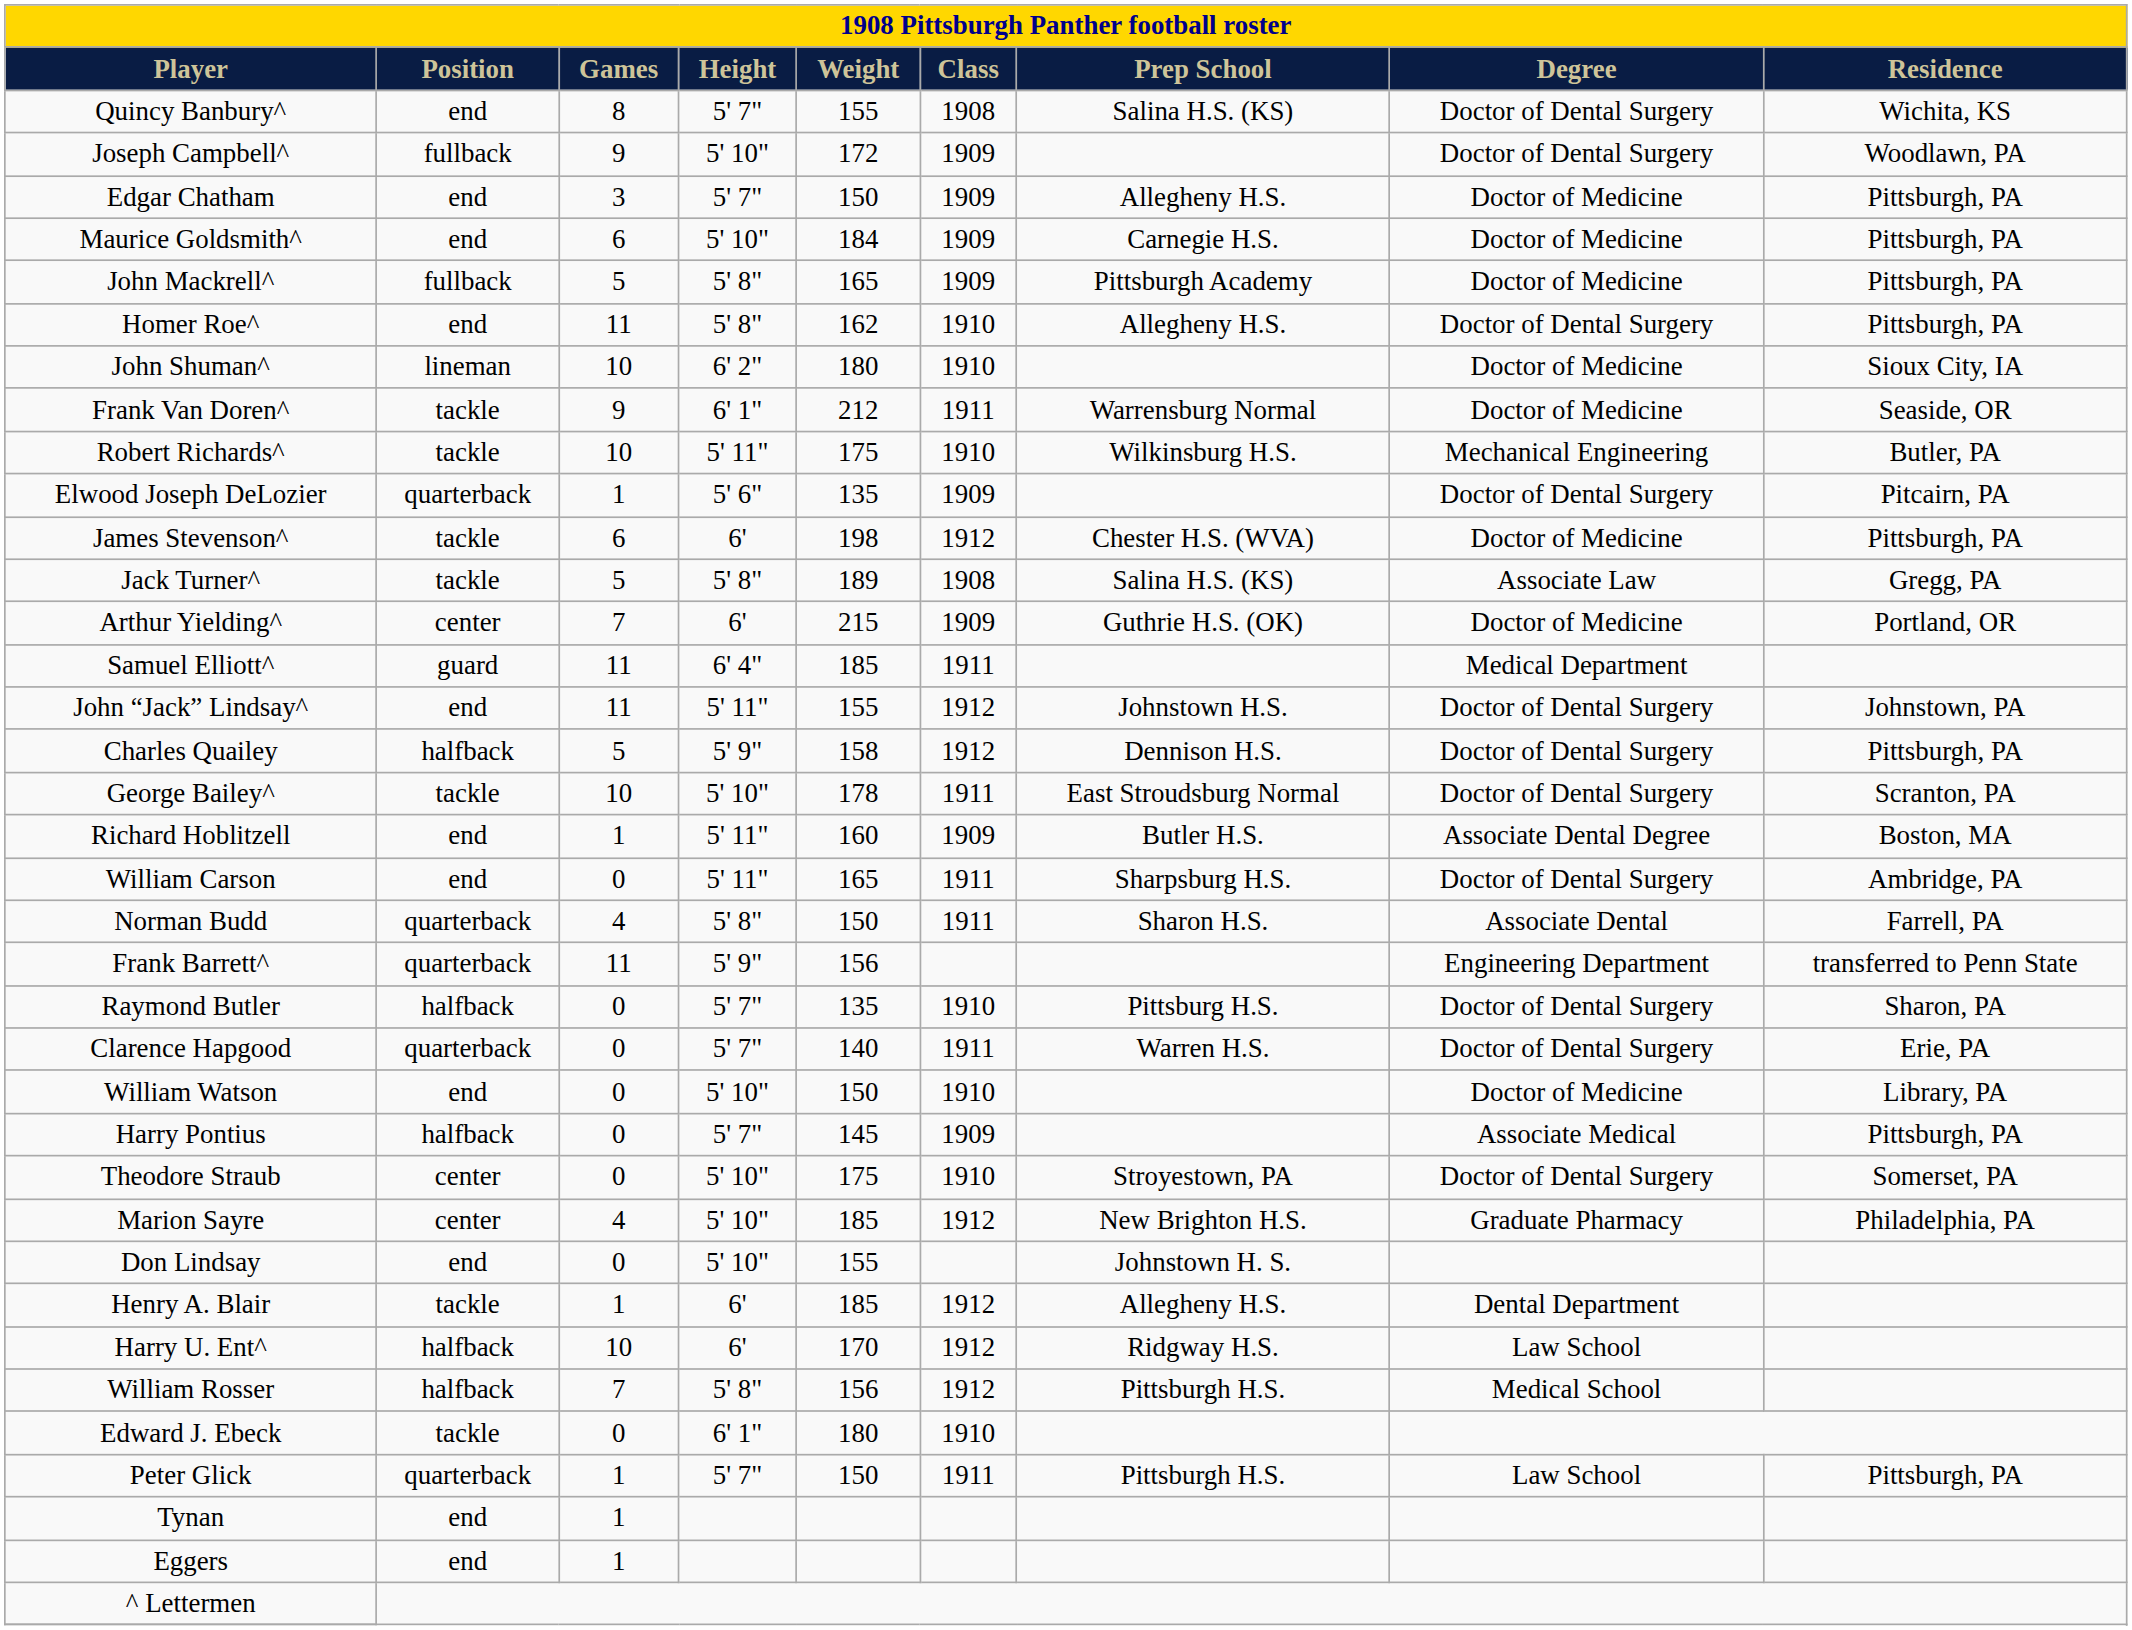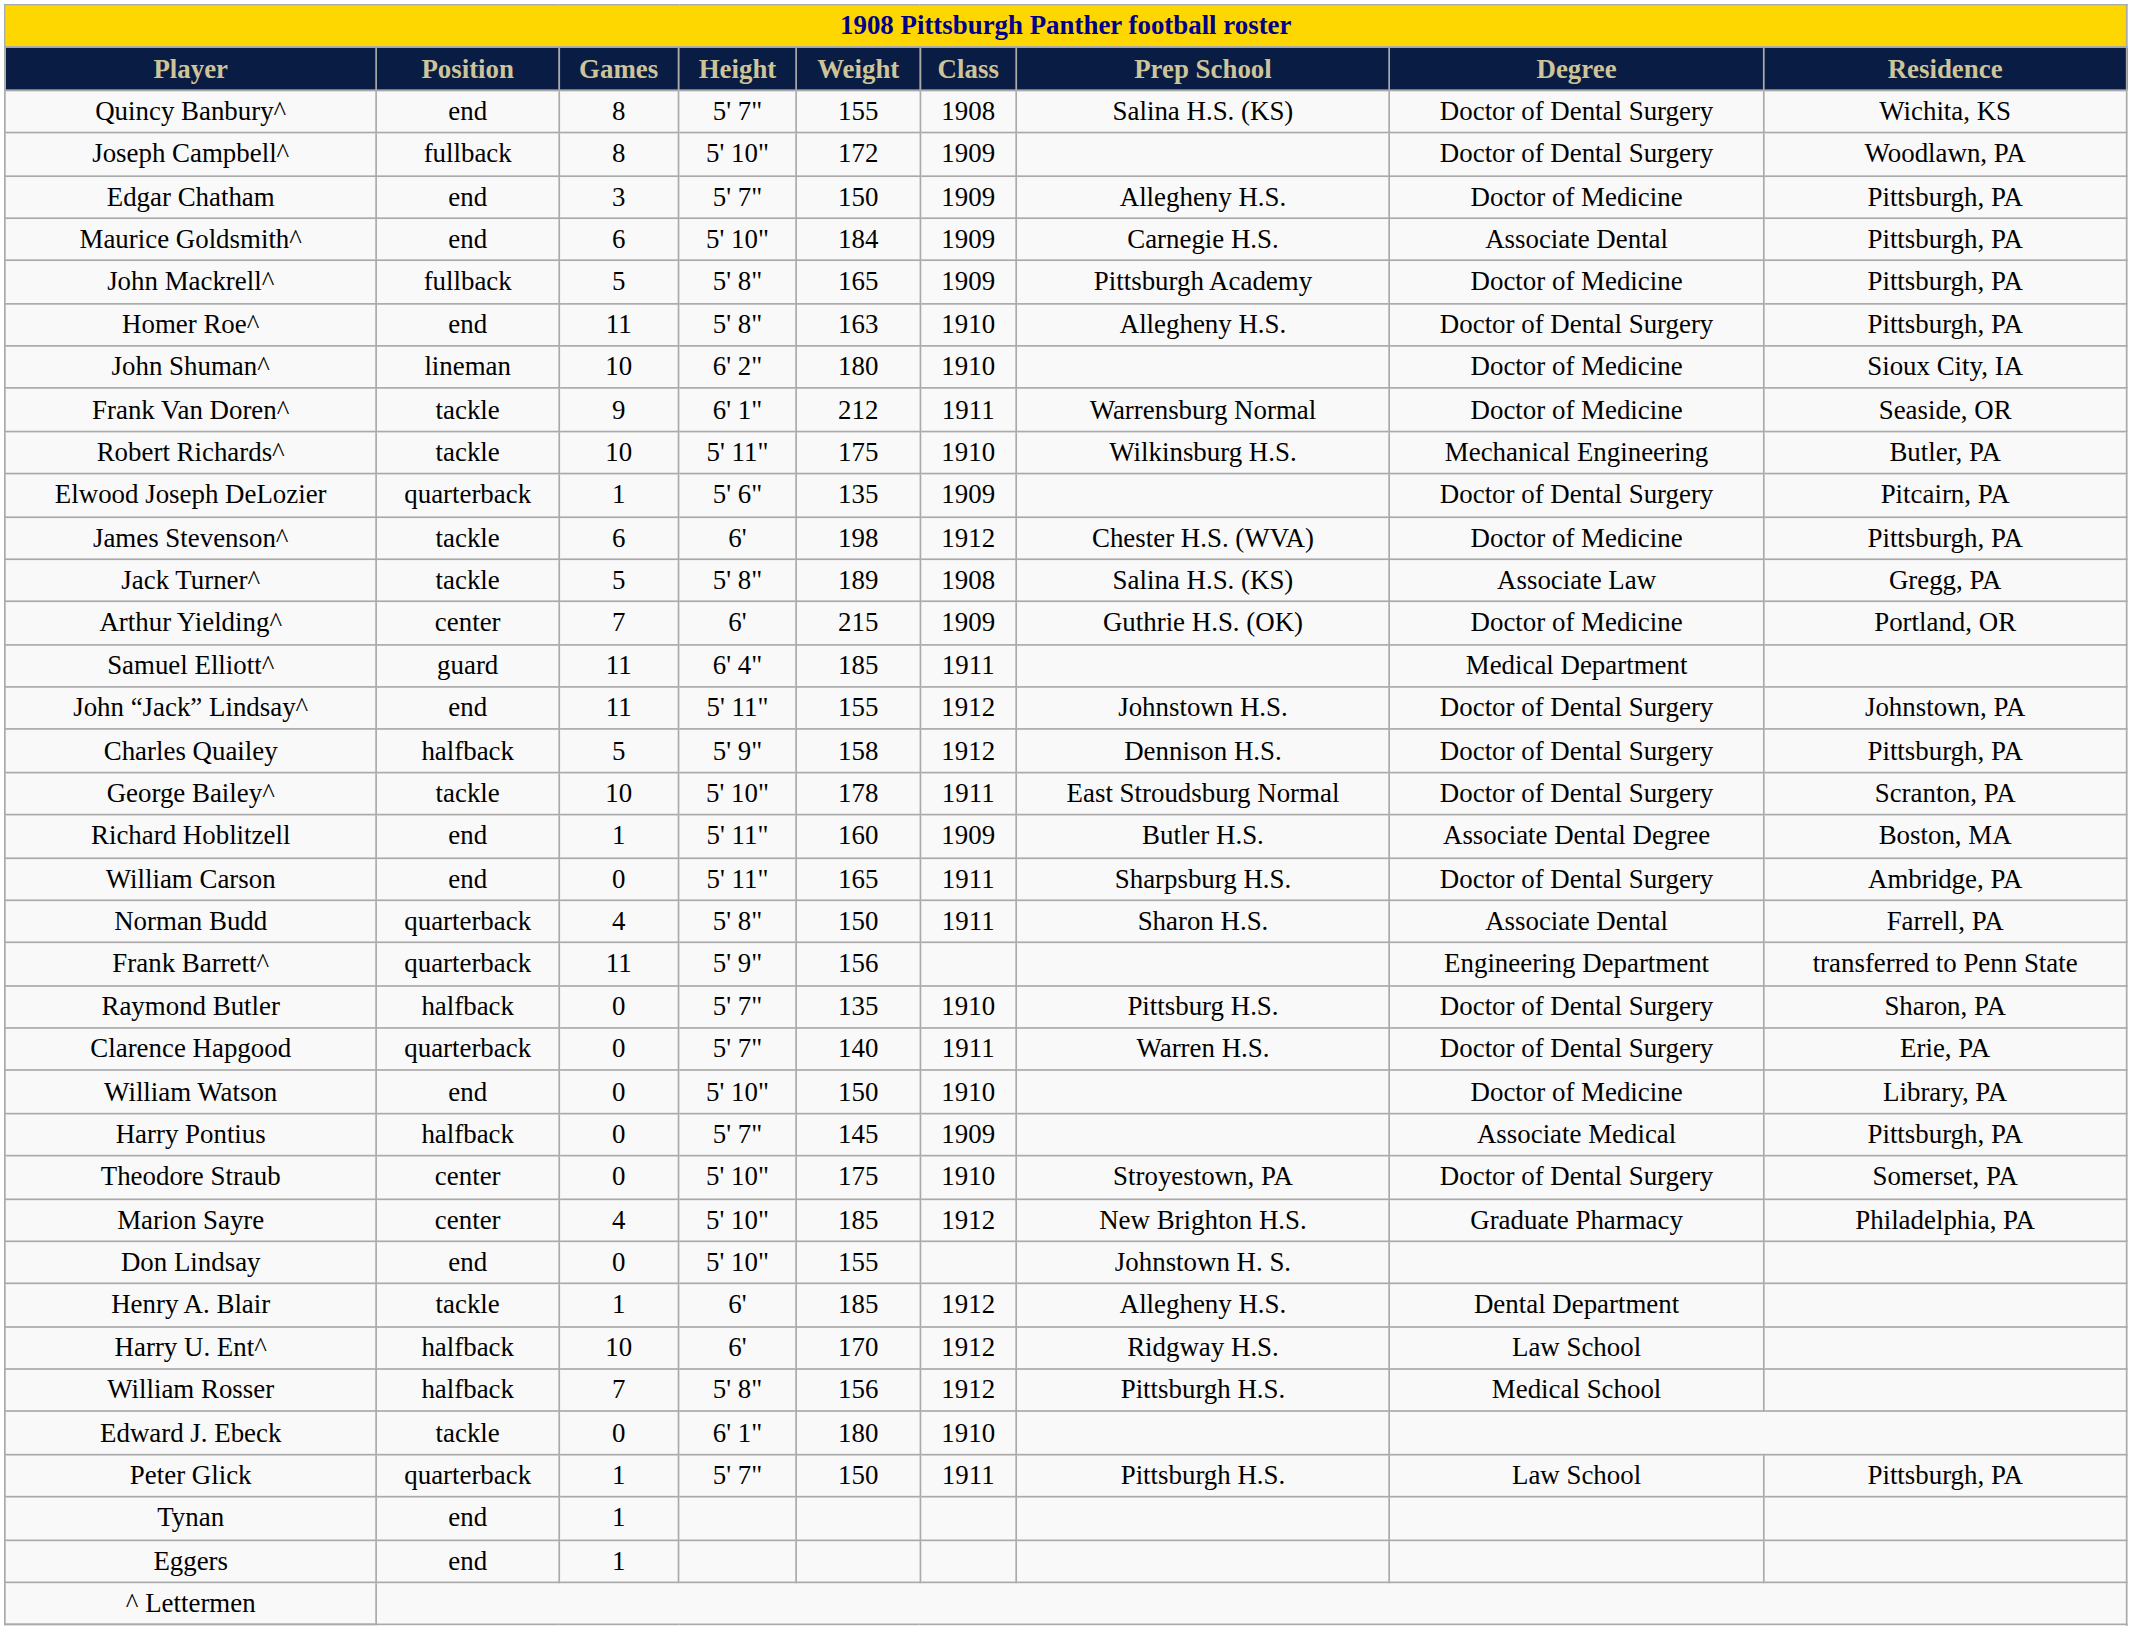(619, 153) 9 -> (619, 153) 8
(1577, 238) Doctor of Medicine -> (1577, 238) Associate Dental
(858, 324) 162 -> (858, 324) 163
